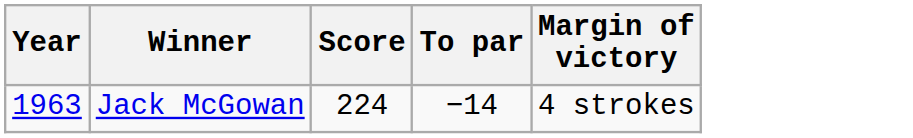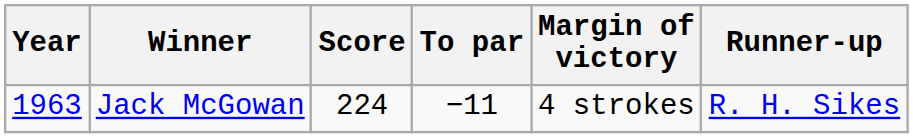+ column: (804, 45)
(472, 109) −14 -> (472, 109) −11
